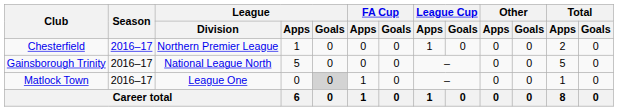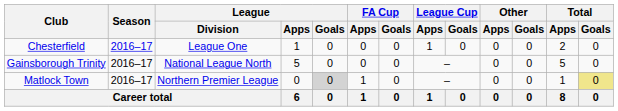(218, 47) Northern Premier League -> (218, 47) League One
(218, 81) League One -> (218, 81) Northern Premier League
(596, 81) no background -> (596, 81) khaki background
